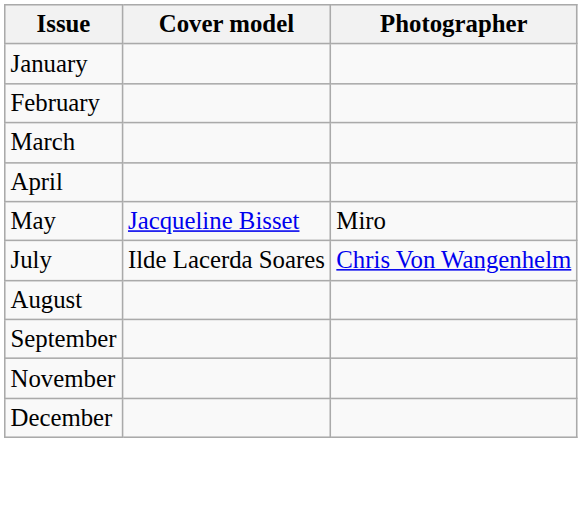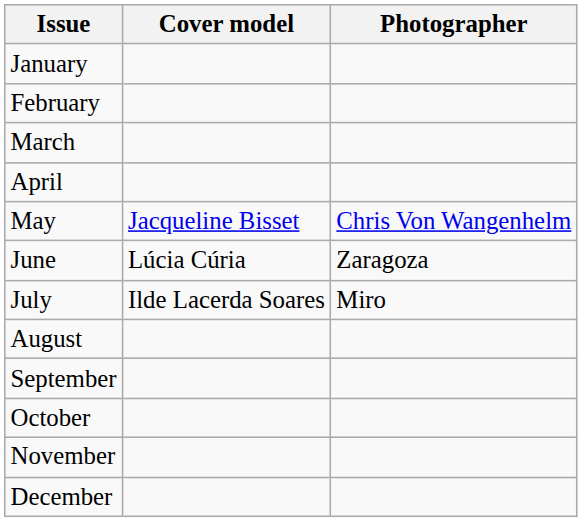(361, 220) Miro -> (454, 220) Chris Von Wangenhelm
+ row: (33, 260)
(454, 260) Chris Von Wangenhelm -> (361, 299) Miro
+ row: (50, 417)
